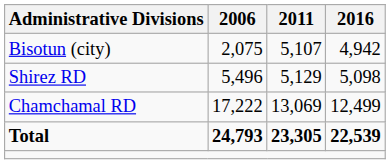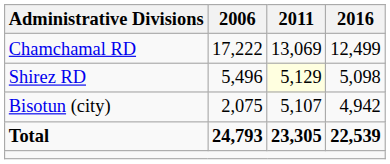rows swapped: (72, 106) <-> (60, 48)
(301, 77) no background -> (301, 77) lightyellow background
